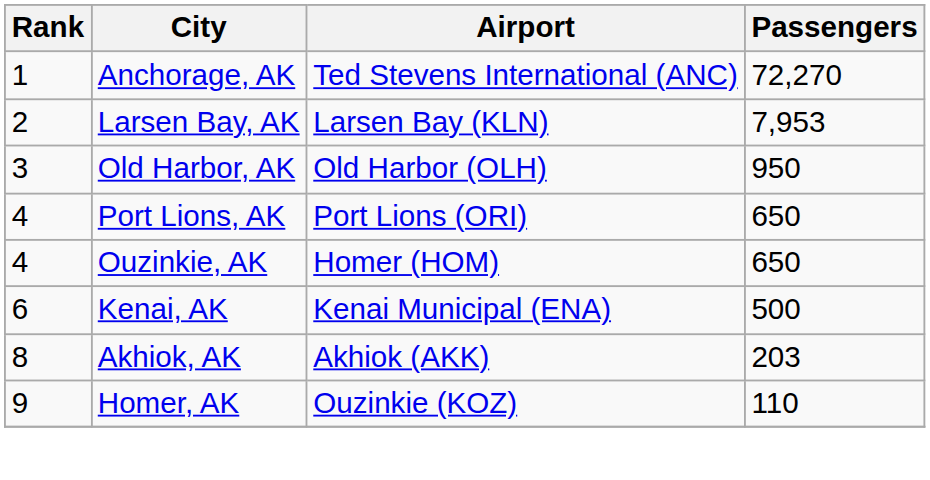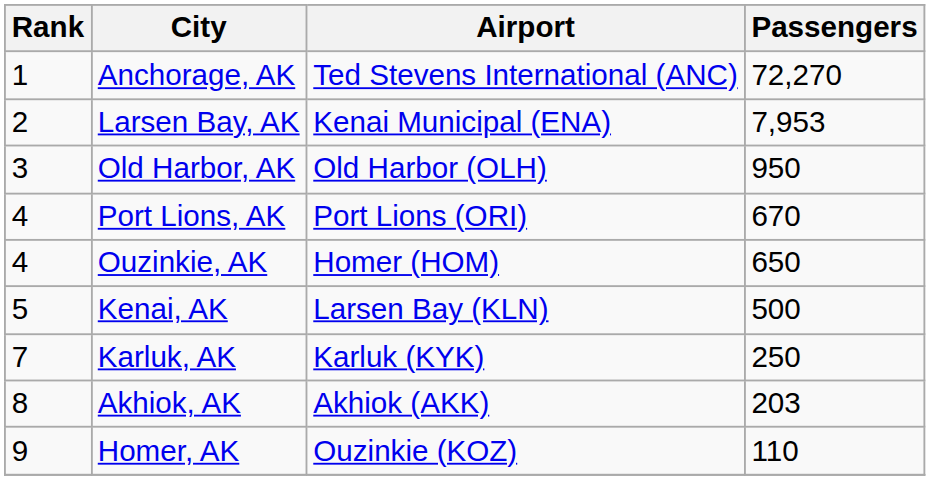(431, 121) Larsen Bay (KLN) -> (462, 121) Kenai Municipal (ENA)
(776, 215) 650 -> (776, 215) 670
(20, 309) 6 -> (20, 309) 5
(462, 309) Kenai Municipal (ENA) -> (431, 309) Larsen Bay (KLN)
+ row: (167, 356)
